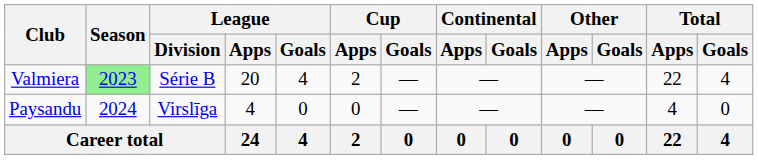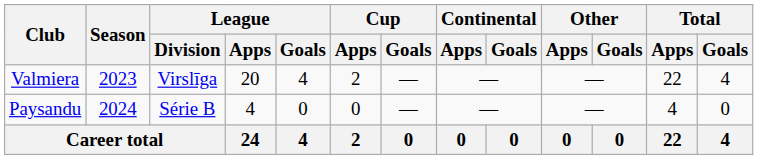(118, 79) lightgreen background -> (118, 79) no background
(187, 79) Série B -> (187, 79) Virslīga
(187, 109) Virslīga -> (187, 109) Série B
